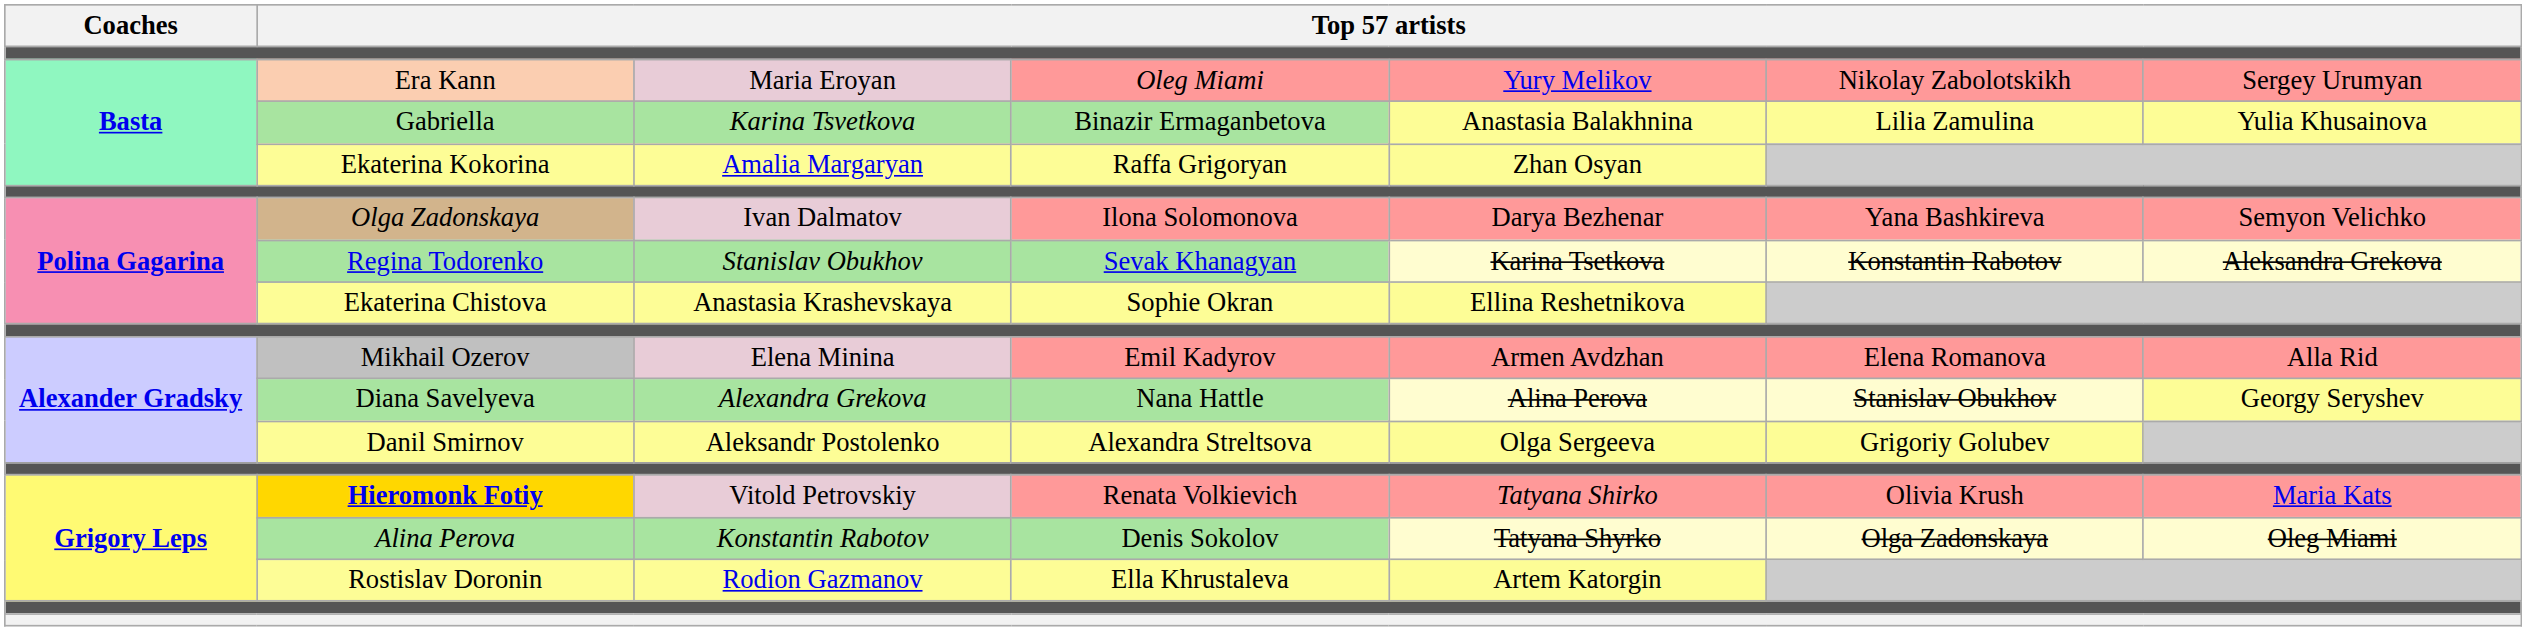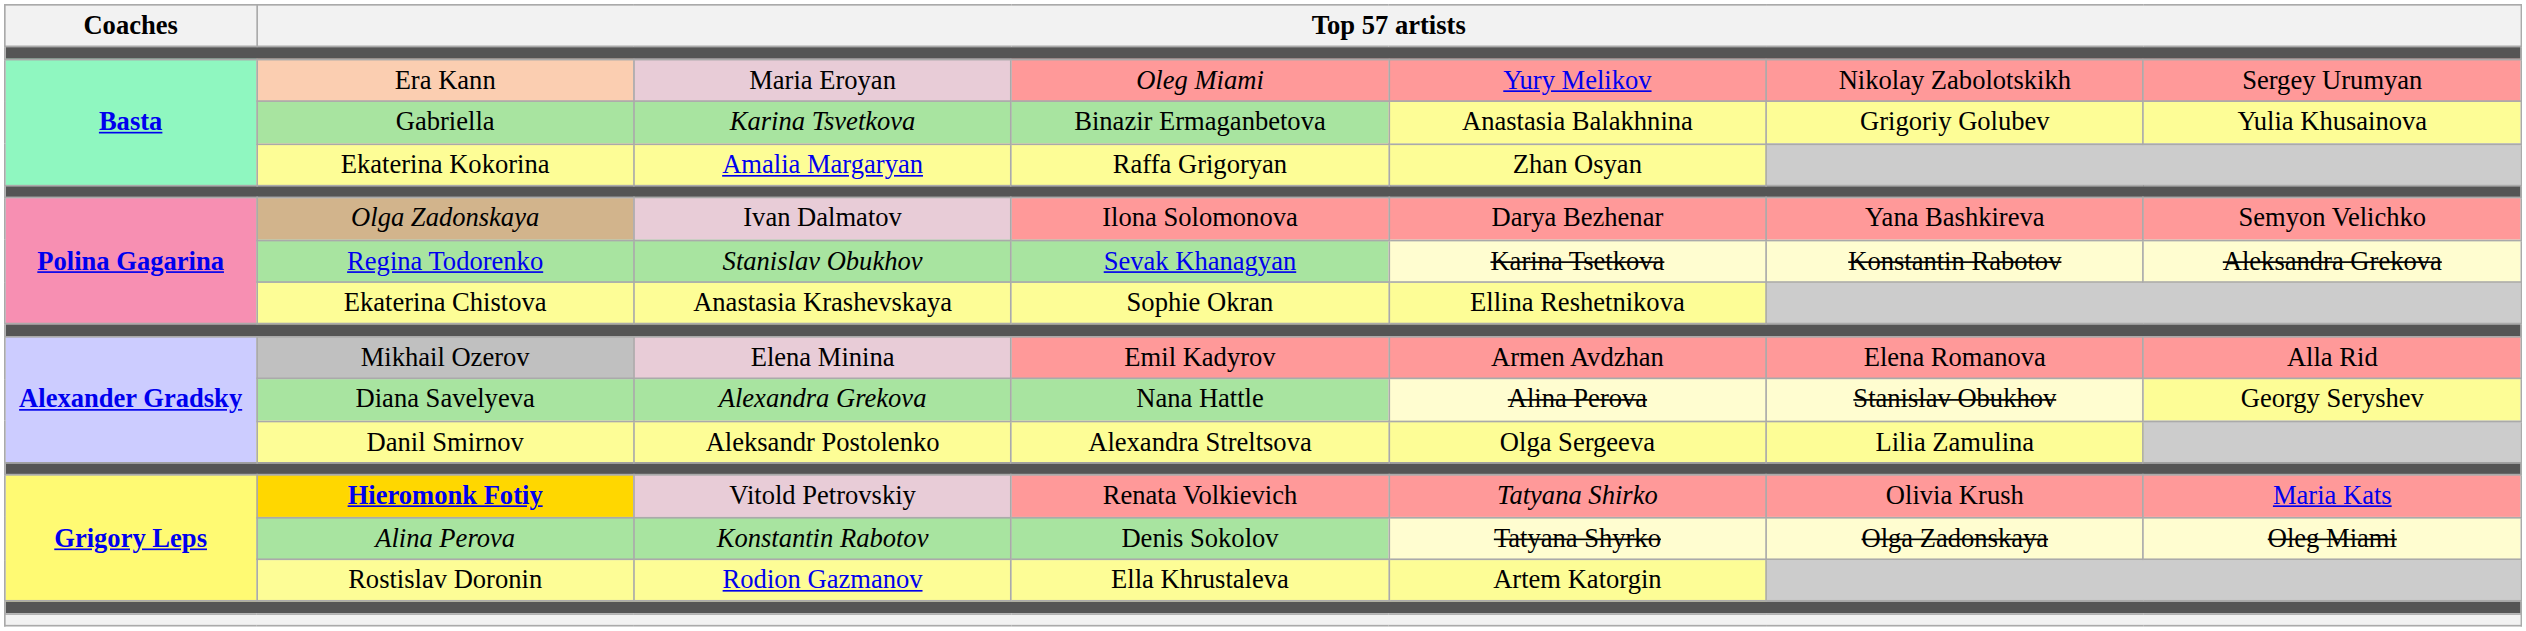(1955, 122) Lilia Zamulina -> (1955, 122) Grigoriy Golubev
(1955, 441) Grigoriy Golubev -> (1955, 441) Lilia Zamulina
